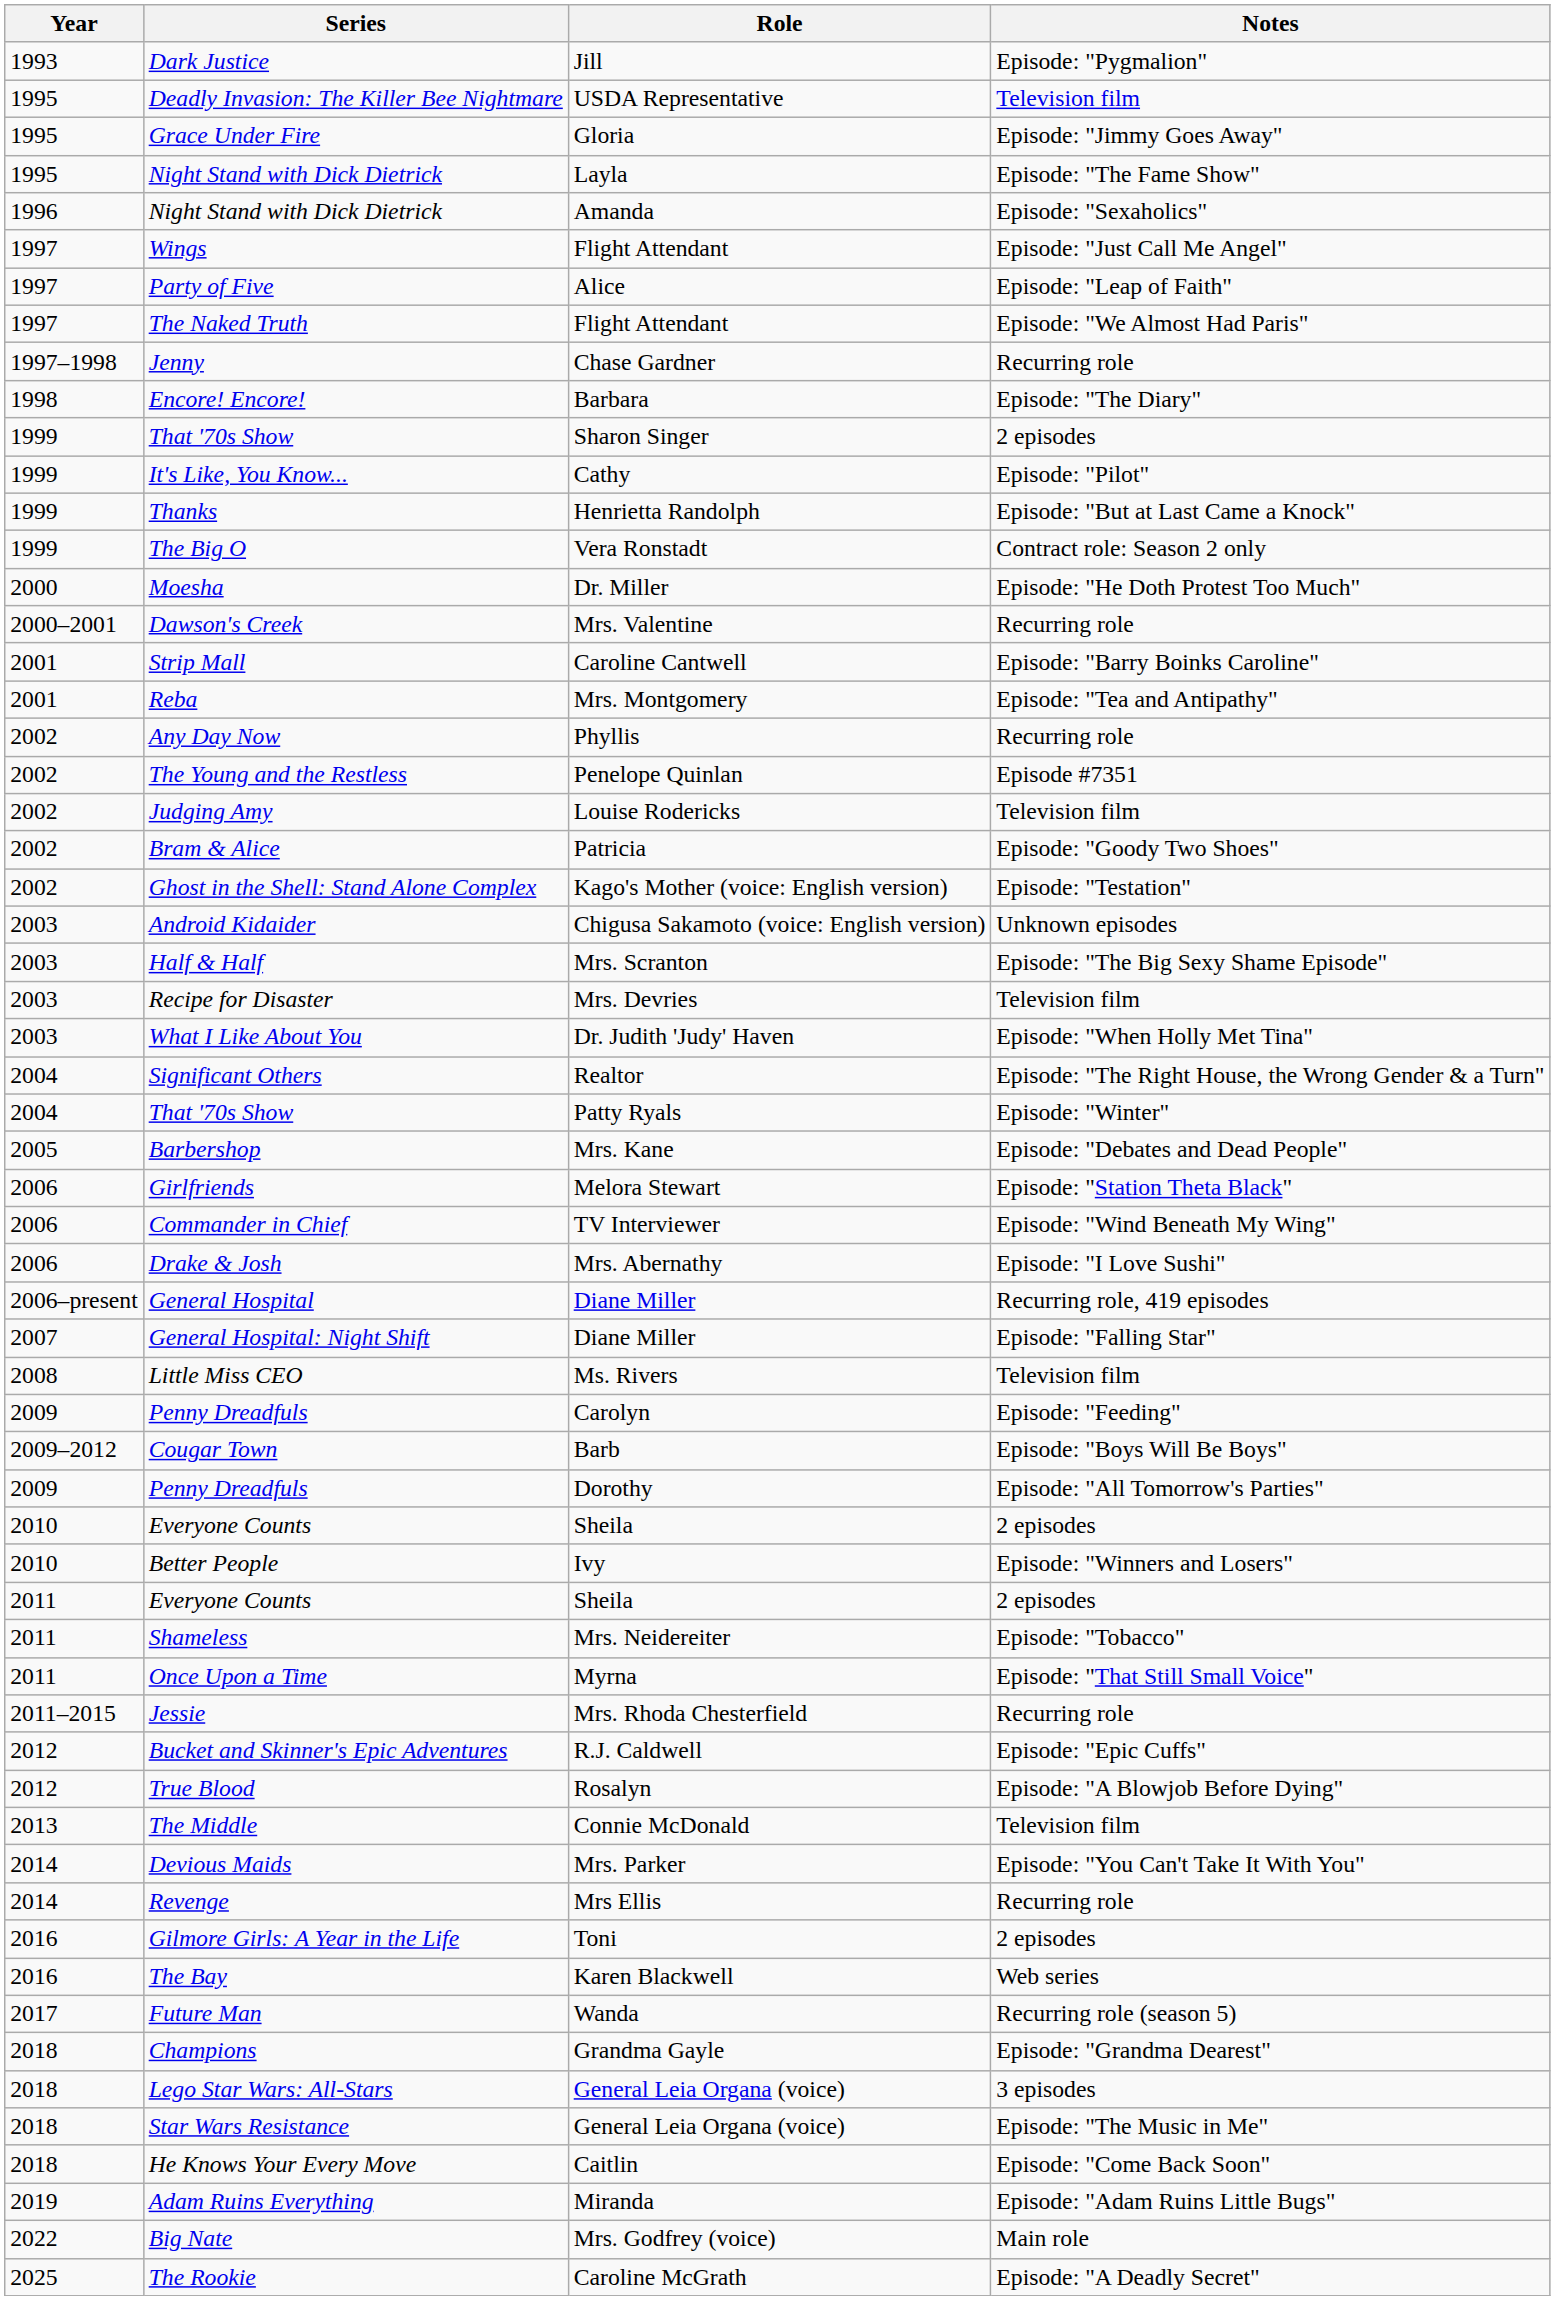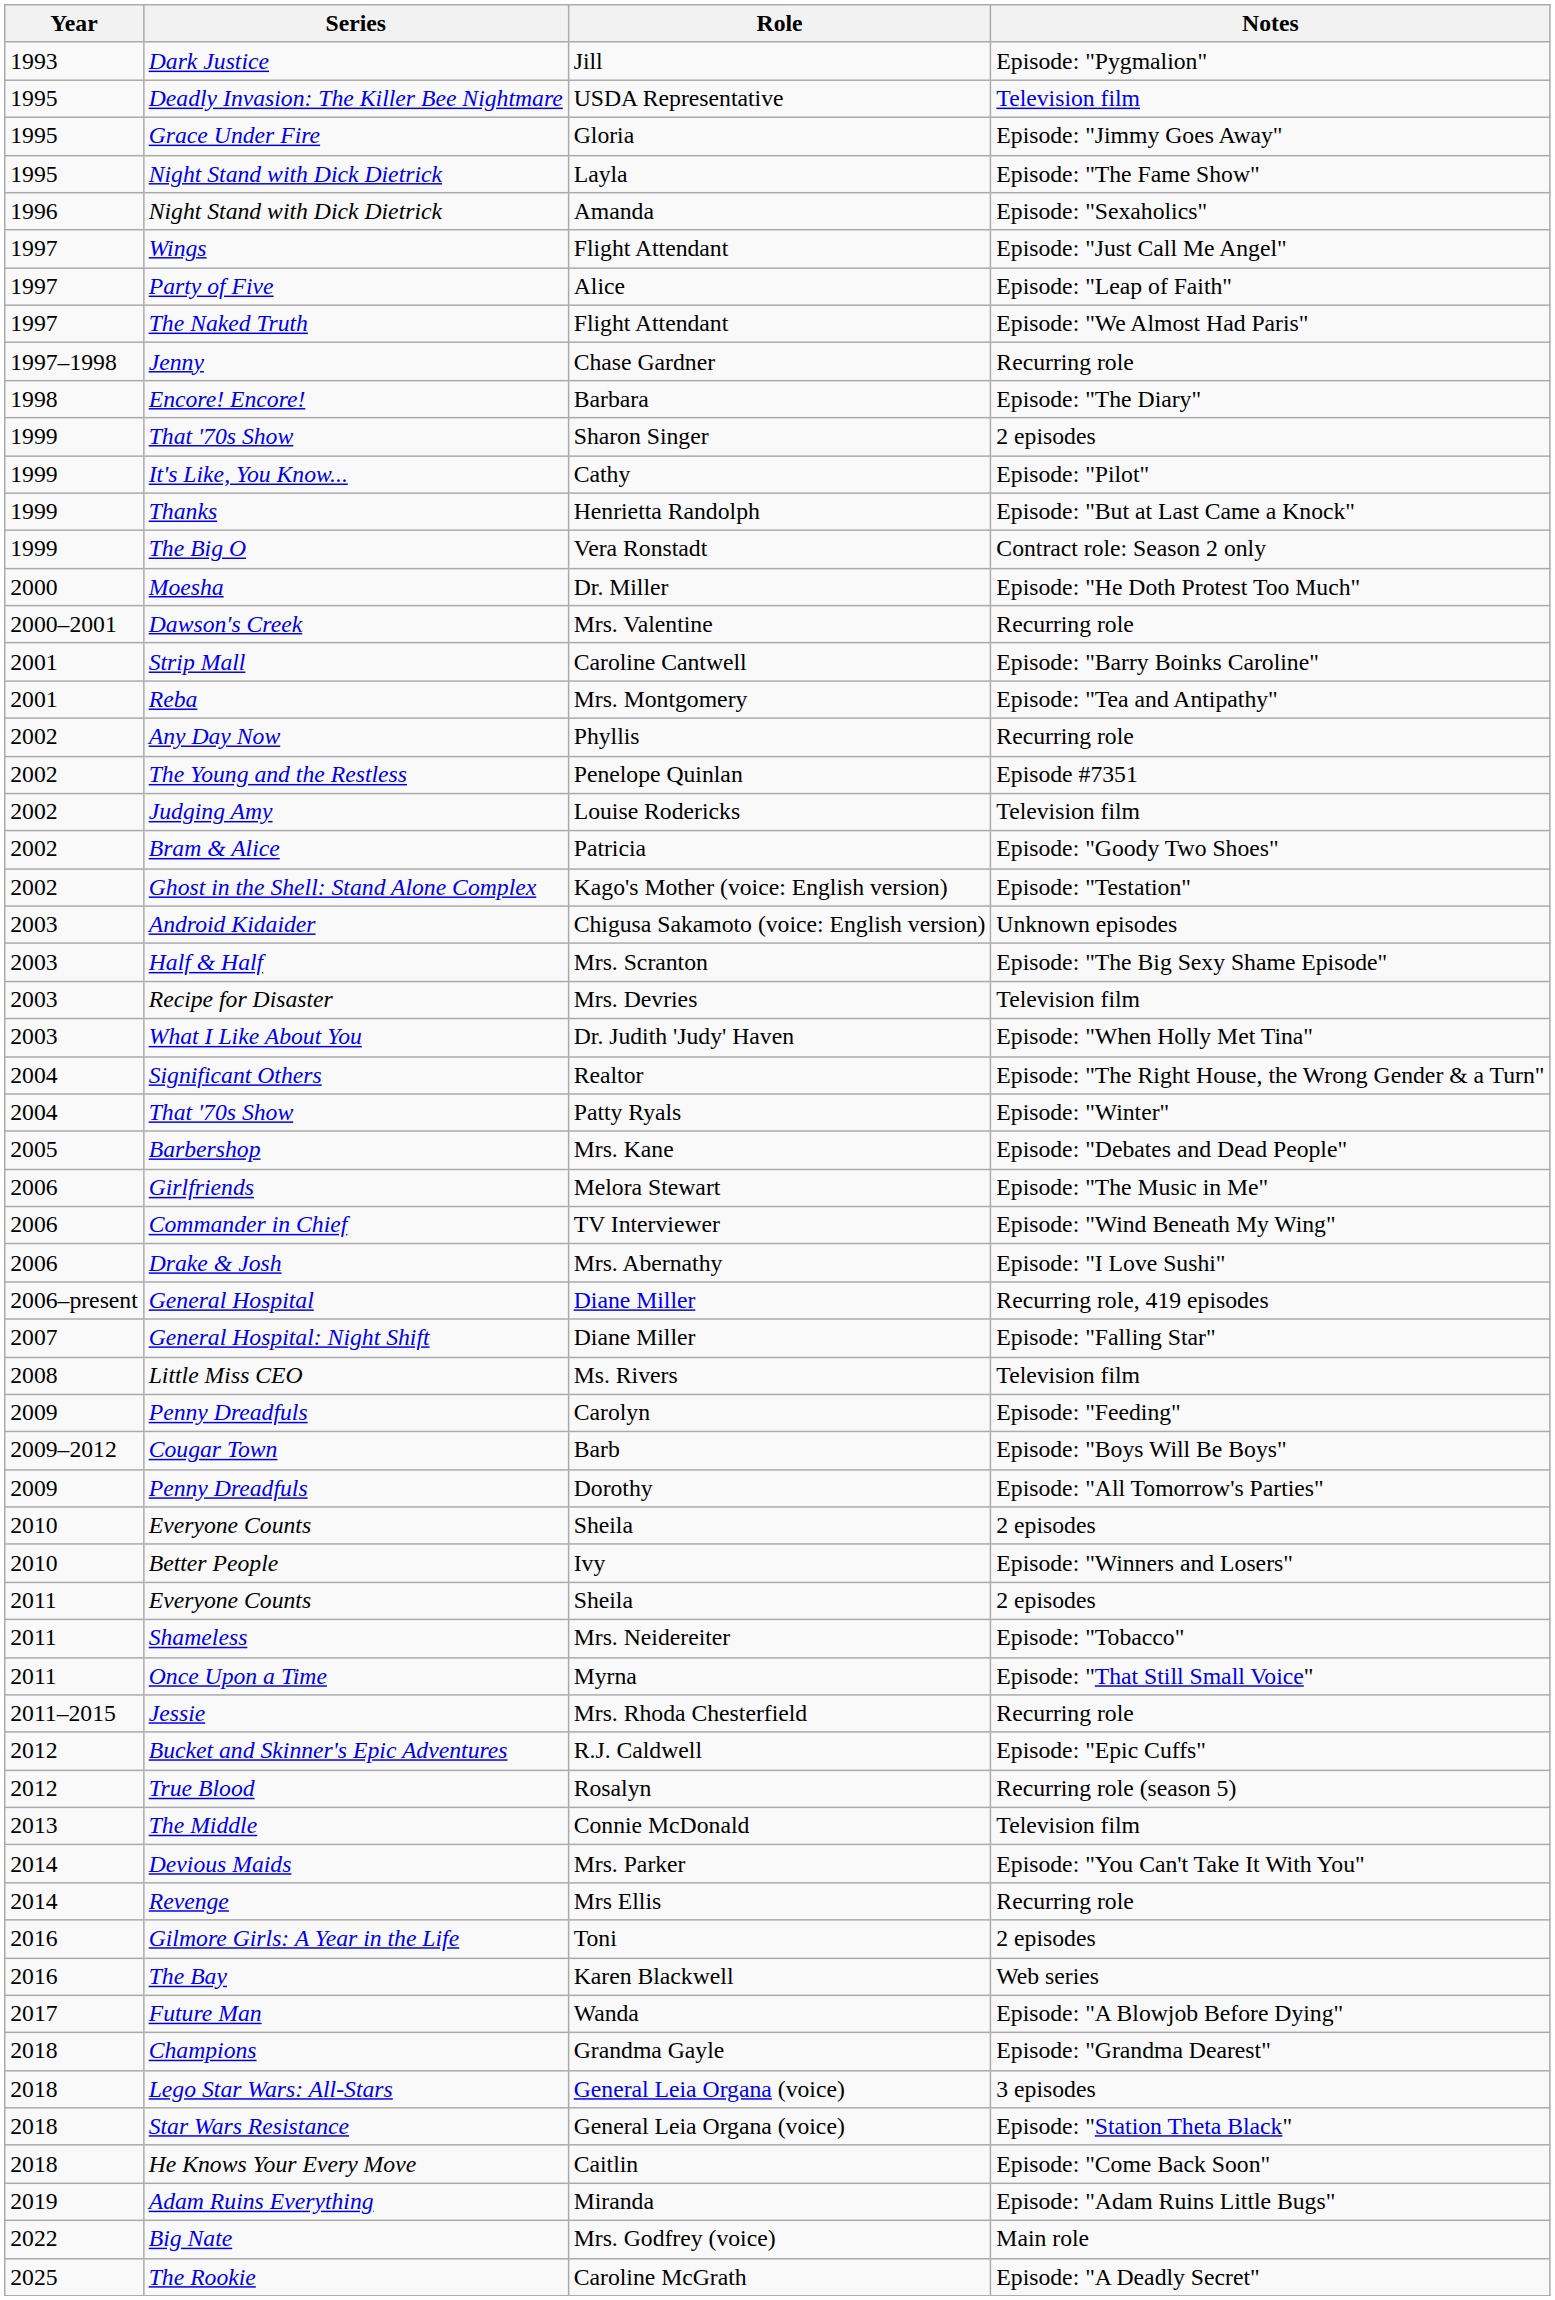(1144, 1187) Episode: "Station Theta Black" -> (1132, 1187) Episode: "The Music in Me"
(1170, 1788) Episode: "A Blowjob Before Dying" -> (1116, 1788) Recurring role (season 5)
(1116, 2013) Recurring role (season 5) -> (1170, 2013) Episode: "A Blowjob Before Dying"
(1132, 2126) Episode: "The Music in Me" -> (1144, 2126) Episode: "Station Theta Black"
